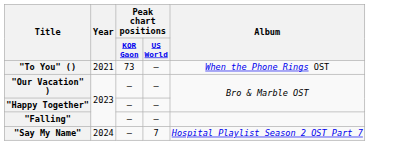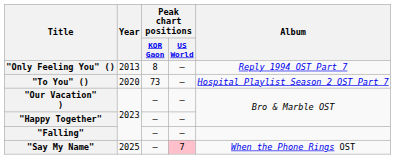+ row: (61, 67)
(103, 67) 2021 -> (129, 81) 2020
(267, 67) When the Phone Rings OST -> (293, 81) Hospital Playlist Season 2 OST Part 7
(103, 133) 2024 -> (129, 147) 2025
(156, 133) no background -> (182, 147) pink background
(267, 133) Hospital Playlist Season 2 OST Part 7 -> (293, 147) When the Phone Rings OST
